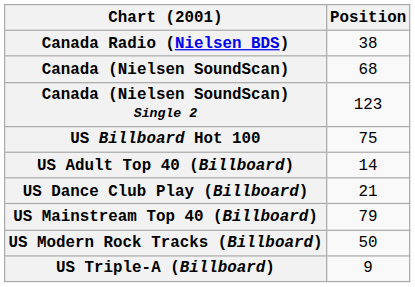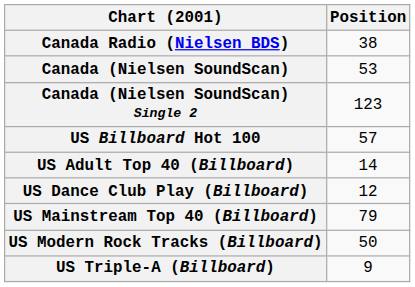(368, 69) 68 -> (368, 69) 53
(368, 139) 75 -> (368, 139) 57
(368, 191) 21 -> (368, 191) 12
